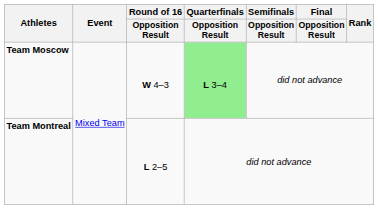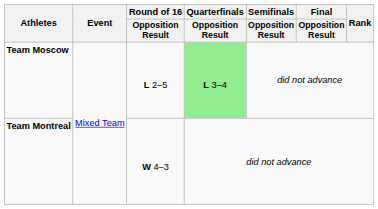(156, 86) W 4–3 -> (156, 86) L 2–5
(156, 167) L 2–5 -> (156, 167) W 4–3
